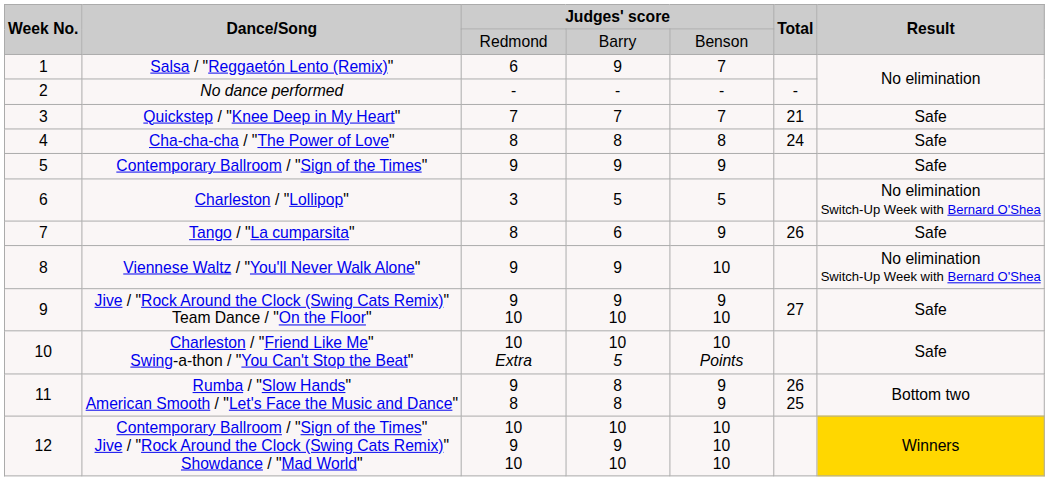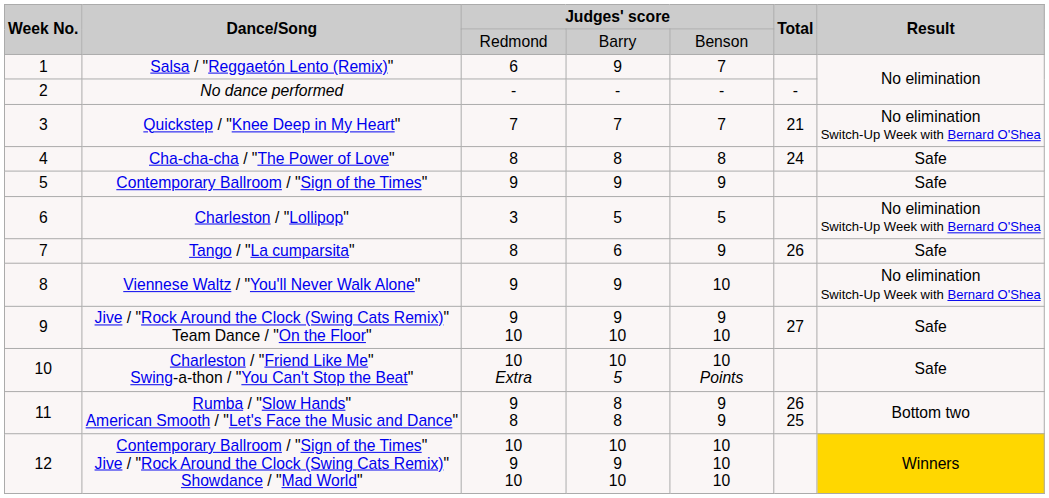(931, 116) Safe -> (931, 125) No elimination Switch-Up Week with Bernard O'Shea
